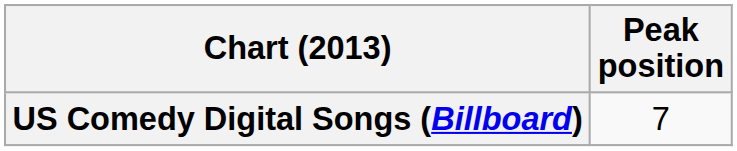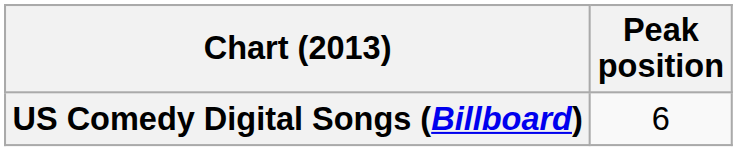(661, 118) 7 -> (661, 118) 6
